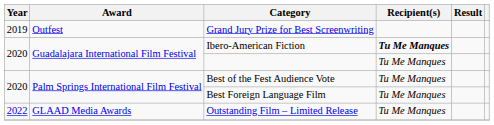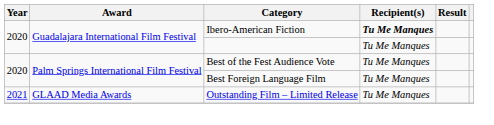- row: (48, 29)
(17, 111) 2022 -> (17, 95) 2021
